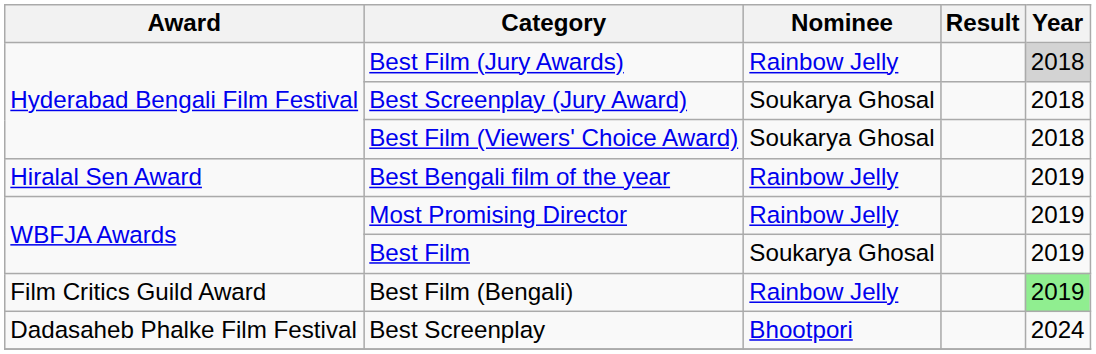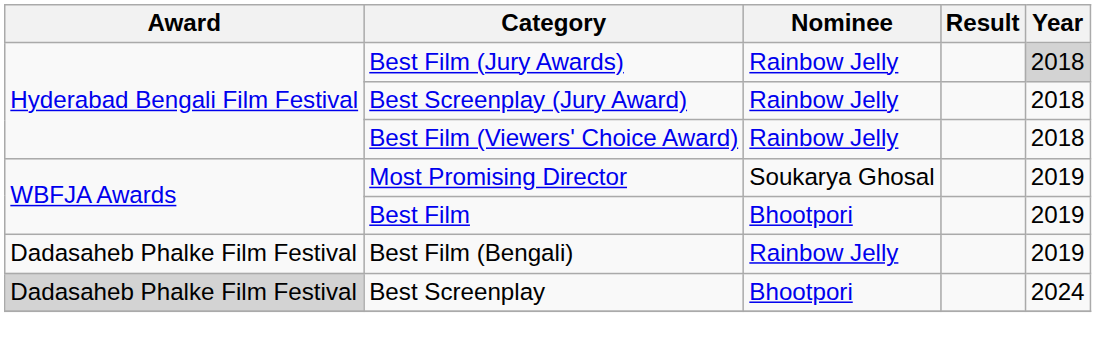(842, 100) Soukarya Ghosal -> (824, 100) Rainbow Jelly
(842, 138) Soukarya Ghosal -> (824, 138) Rainbow Jelly
- row: (520, 176)
(824, 215) Rainbow Jelly -> (842, 176) Soukarya Ghosal
(842, 253) Soukarya Ghosal -> (801, 215) Bhootpori
(138, 291) Film Critics Guild Award -> (184, 253) Dadasaheb Phalke Film Festival
(1058, 291) lightgreen background -> (1058, 253) no background
(184, 330) no background -> (184, 291) lightgrey background
